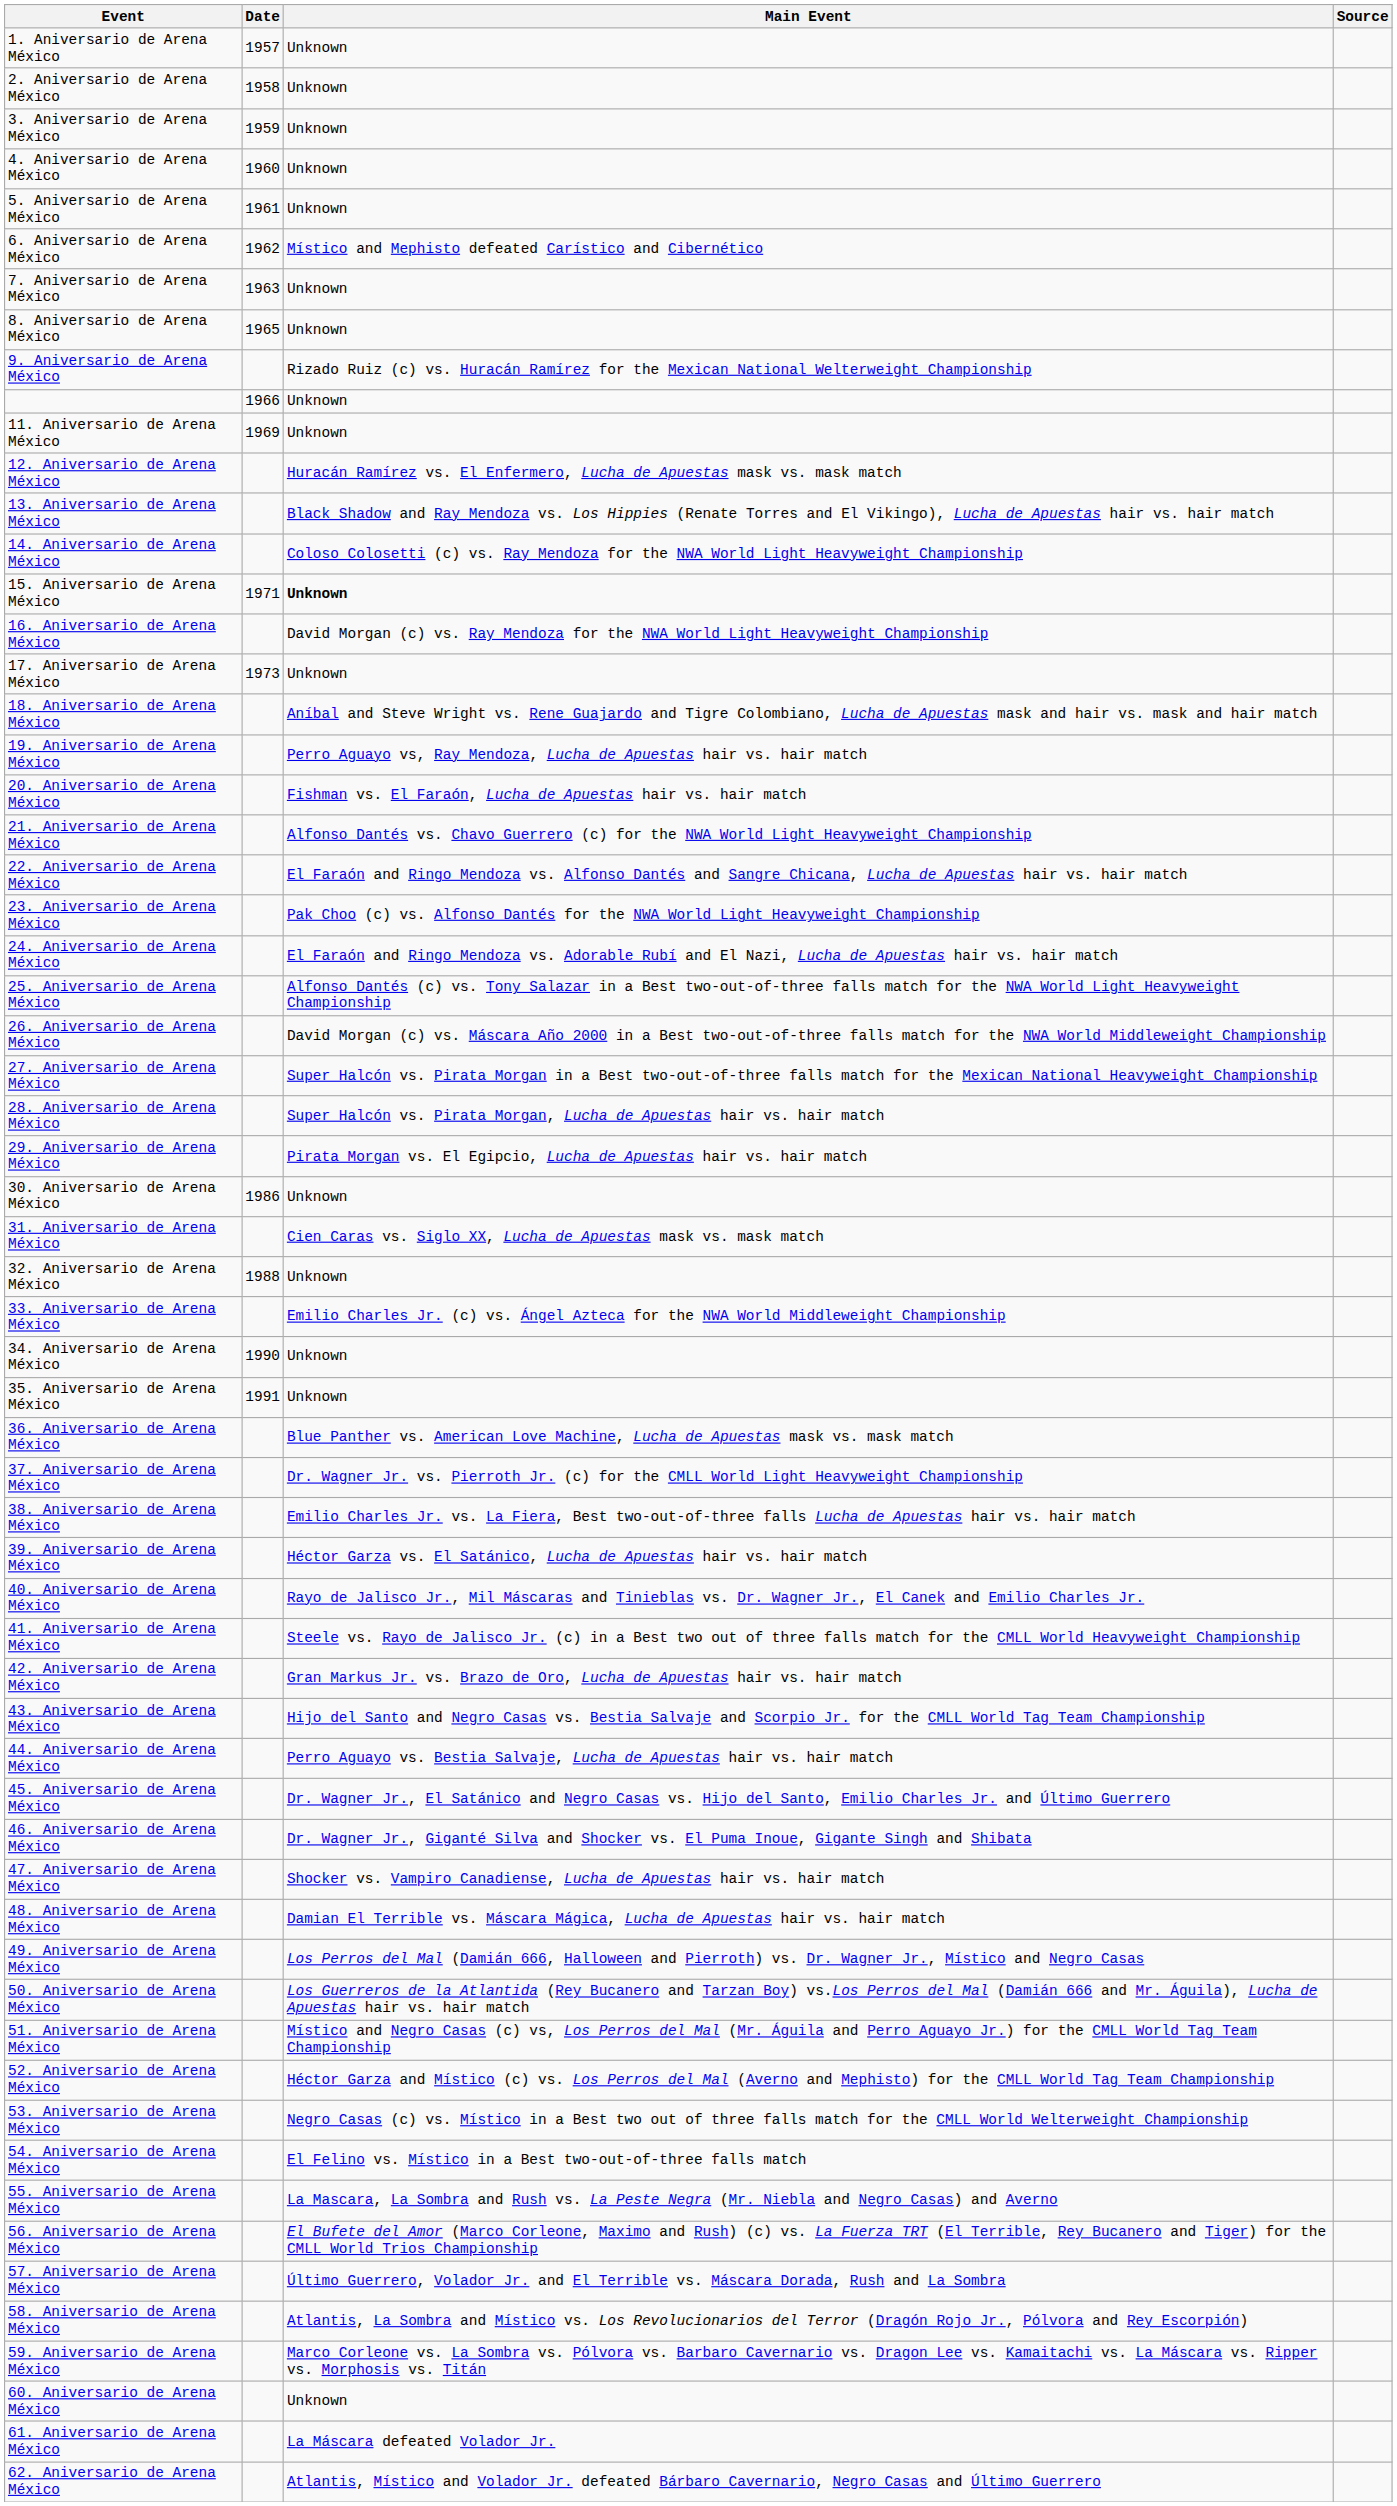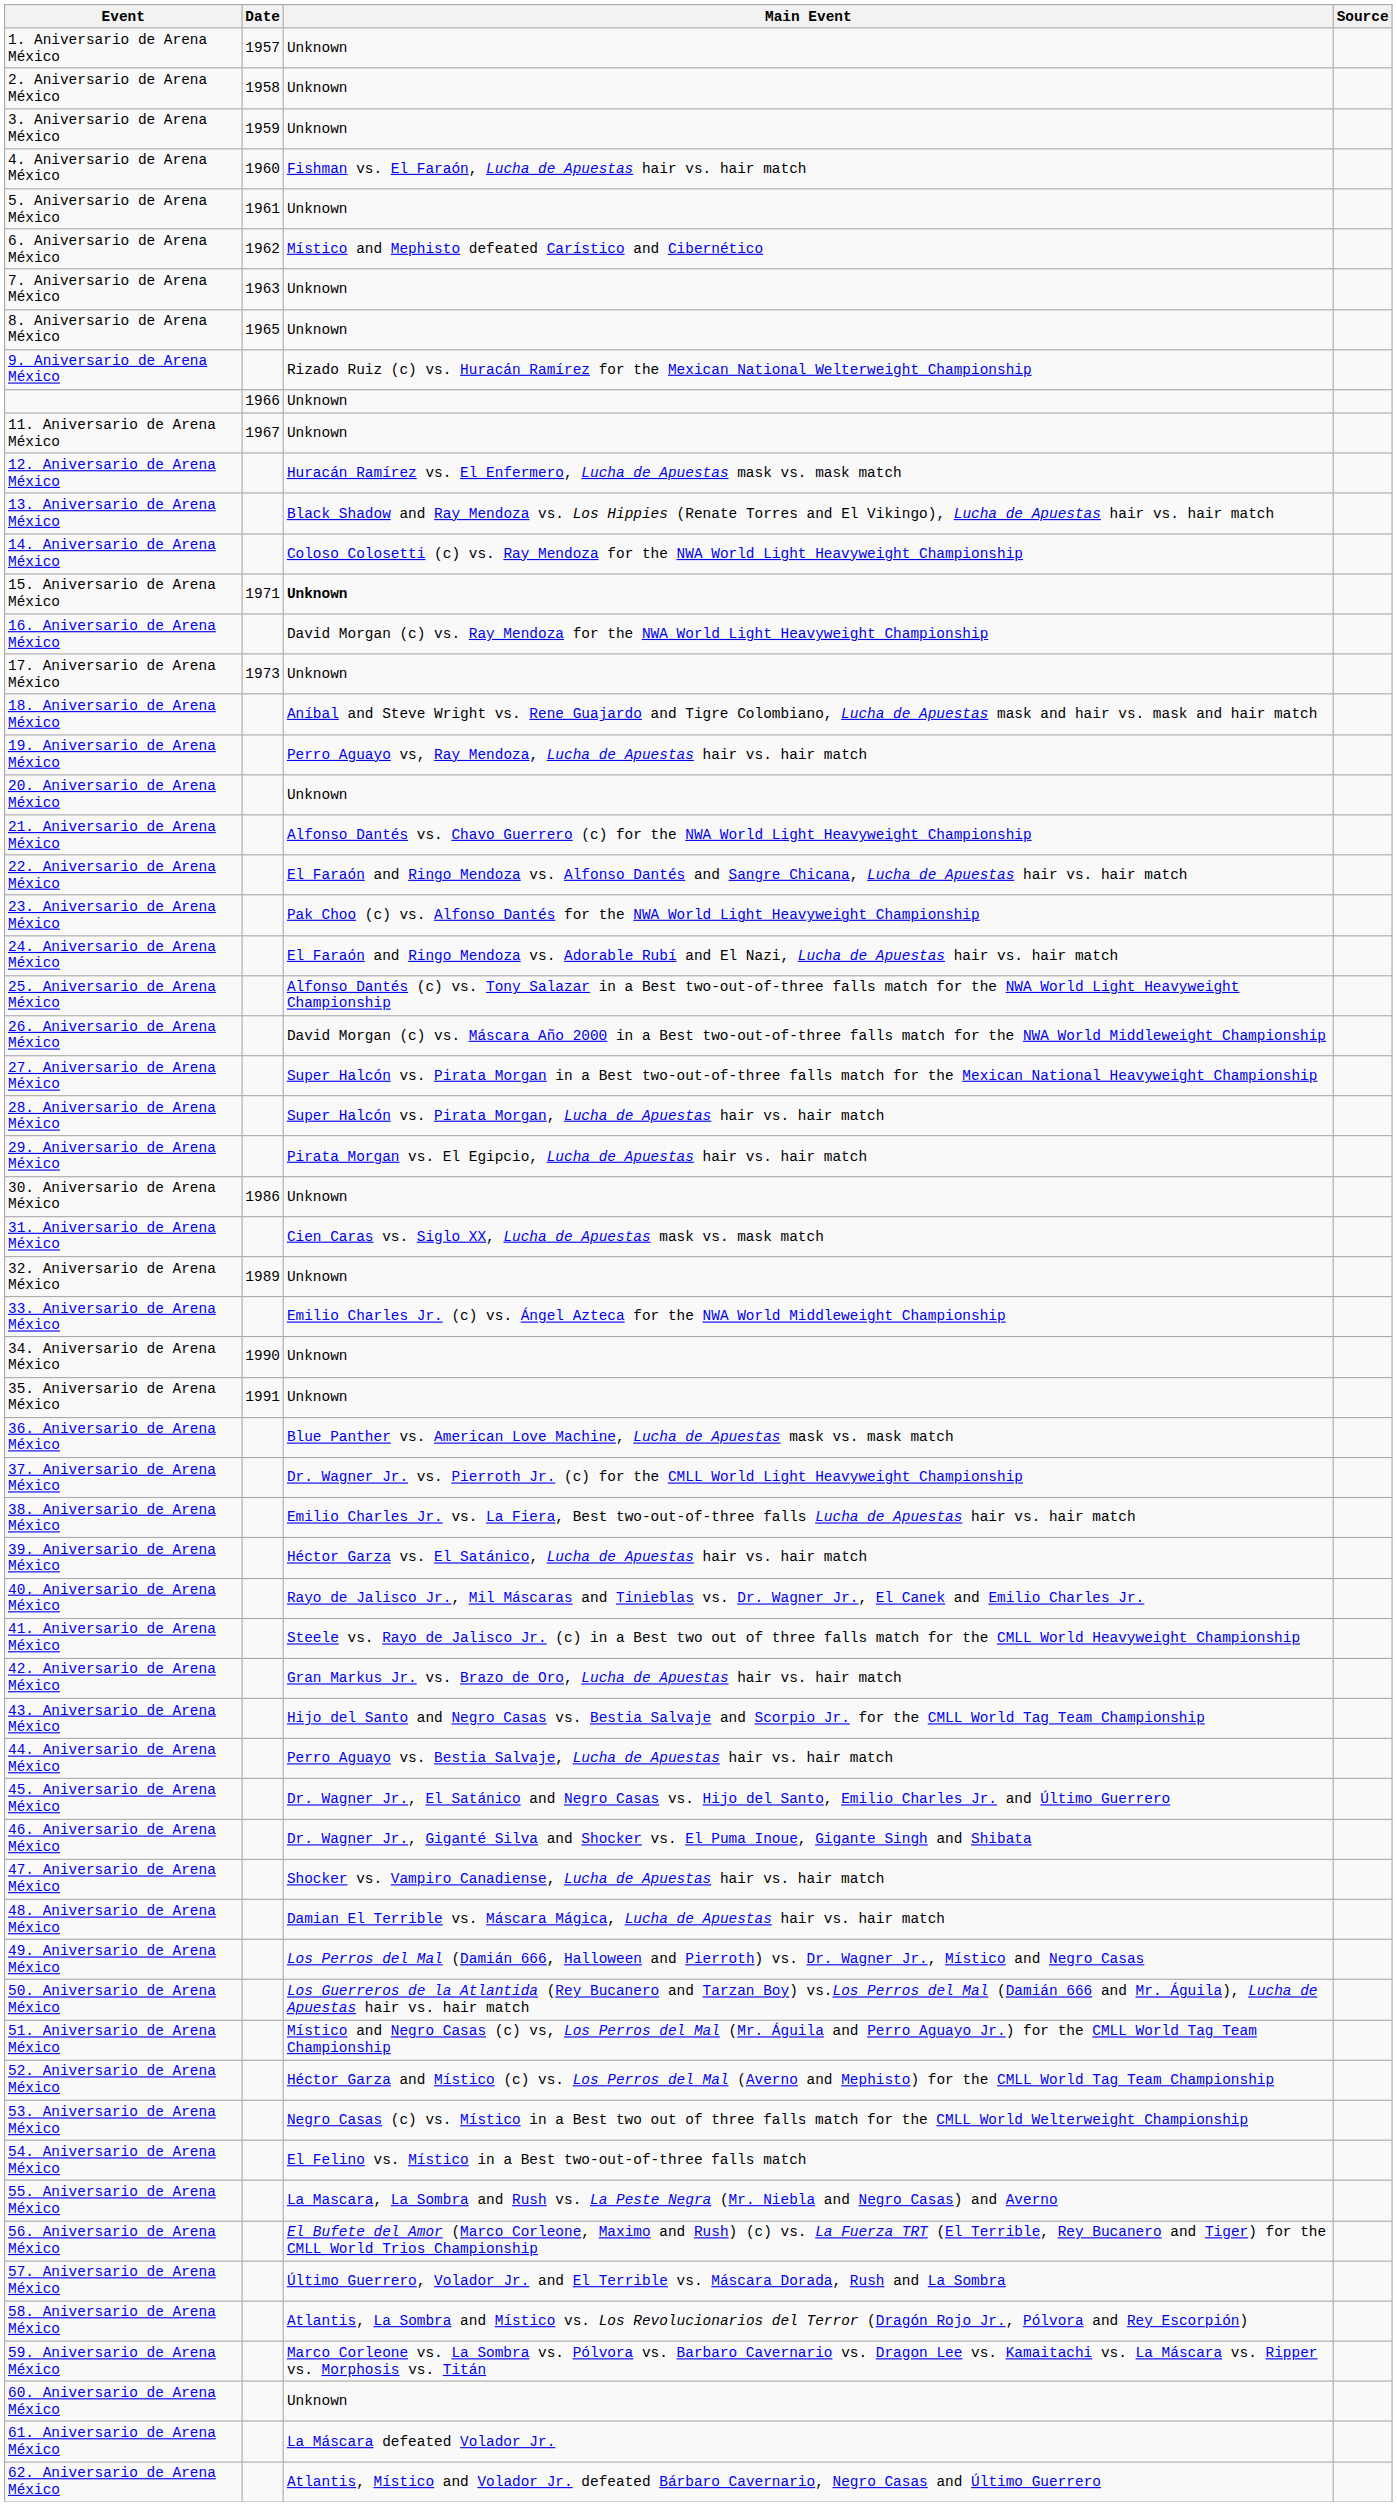(317, 169) Unknown -> (547, 169) Fishman vs. El Faraón, Lucha de Apuestas hair vs. hair match
(263, 433) 1969 -> (263, 433) 1967
(547, 795) Fishman vs. El Faraón, Lucha de Apuestas hair vs. hair match -> (317, 795) Unknown
(263, 1277) 1988 -> (263, 1277) 1989
